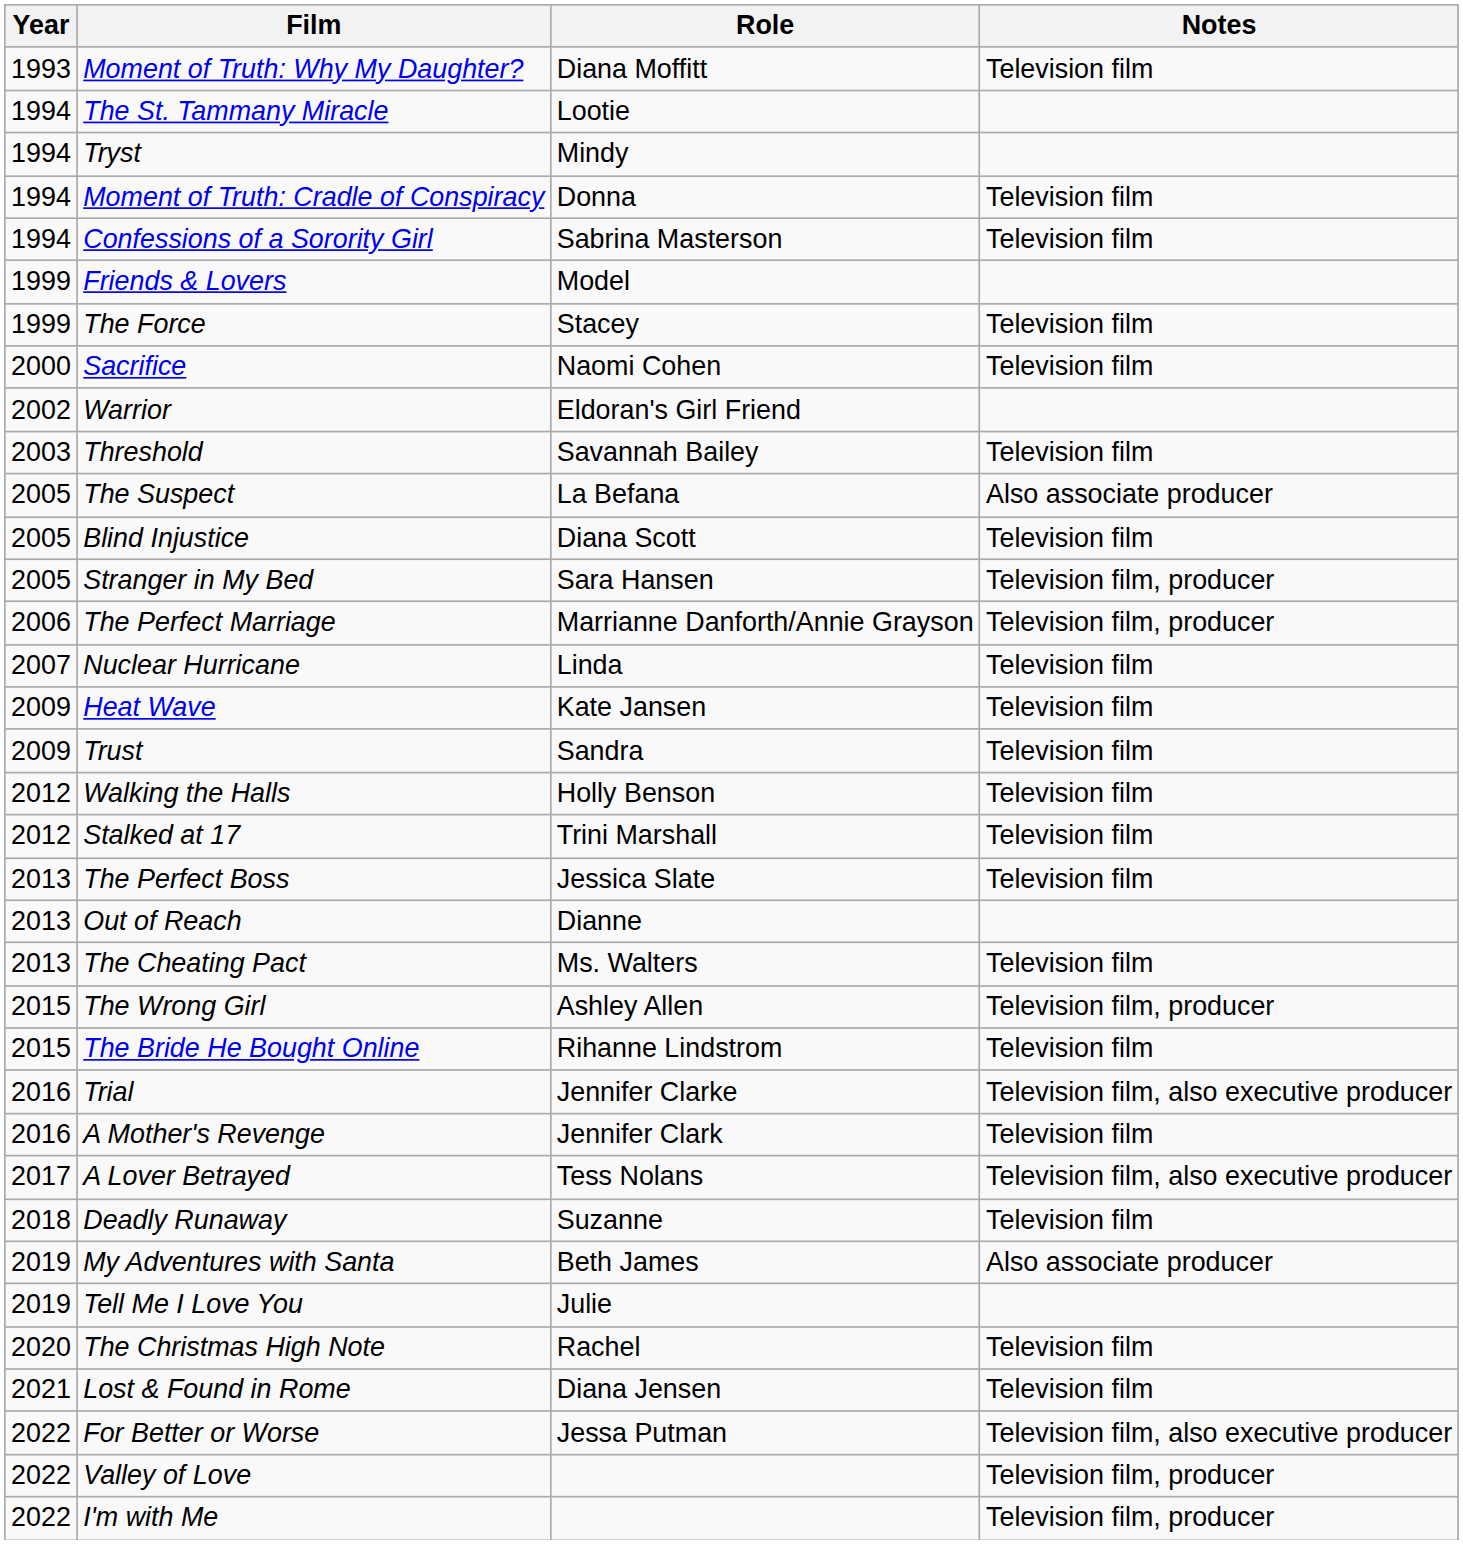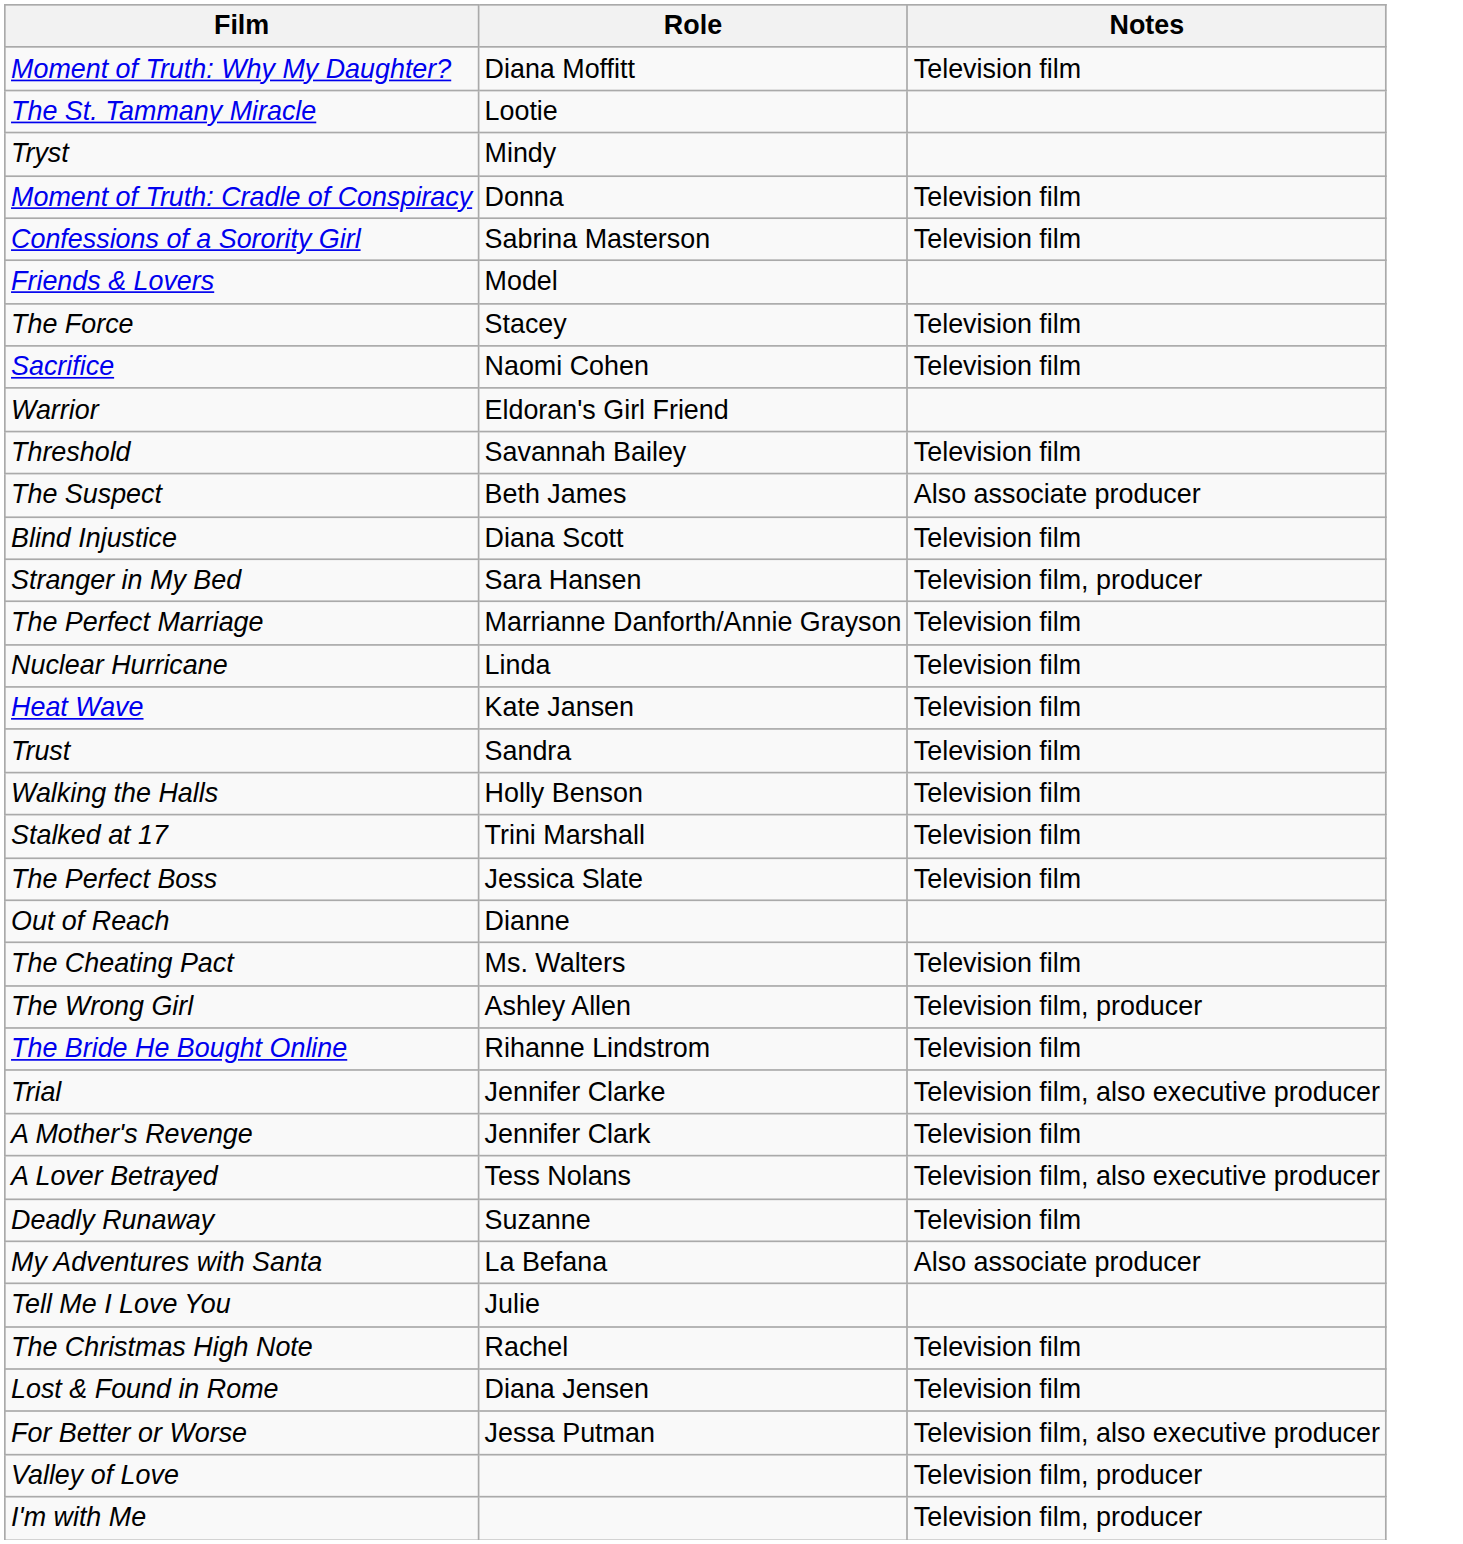- column: (41, 25)
(618, 494) La Befana -> (556, 494) Beth James
(1130, 622) Television film, producer -> (997, 622) Television film
(628, 1262) Beth James -> (546, 1262) La Befana
